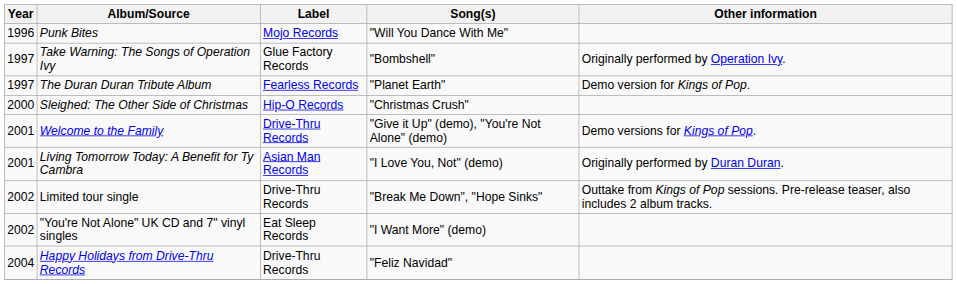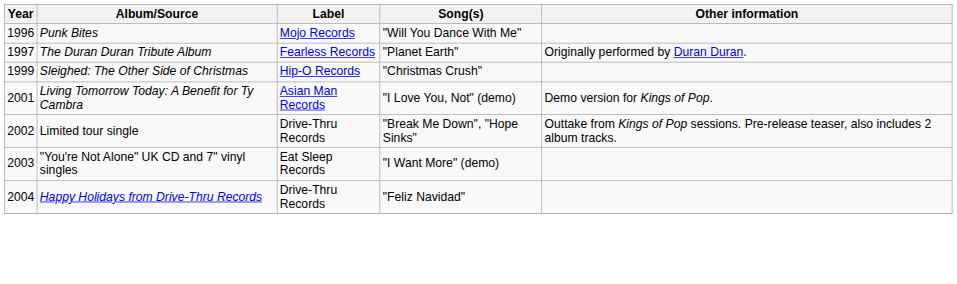- row: (145, 59)
(666, 85) Demo version for Kings of Pop. -> (646, 52) Originally performed by Duran Duran.
(21, 104) 2000 -> (21, 71) 1999
- row: (102, 131)
(683, 164) Originally performed by Duran Duran. -> (629, 98) Demo version for Kings of Pop.
(21, 229) 2002 -> (21, 164) 2003
